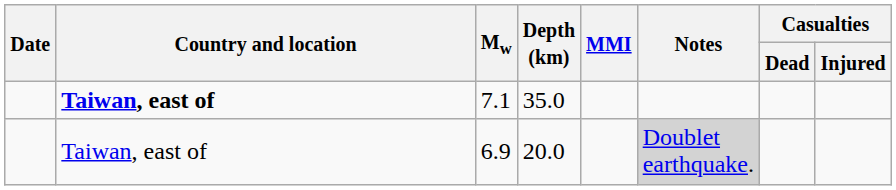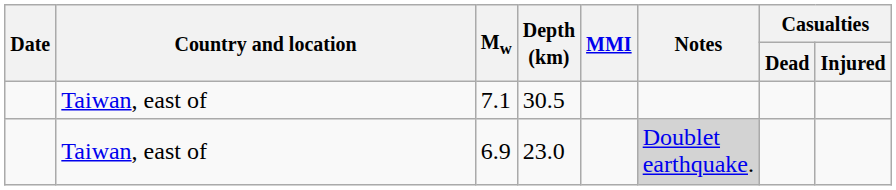(138, 99) bold -> (134, 99) normal
(544, 99) 35.0 -> (544, 99) 30.5
(544, 151) 20.0 -> (544, 151) 23.0
